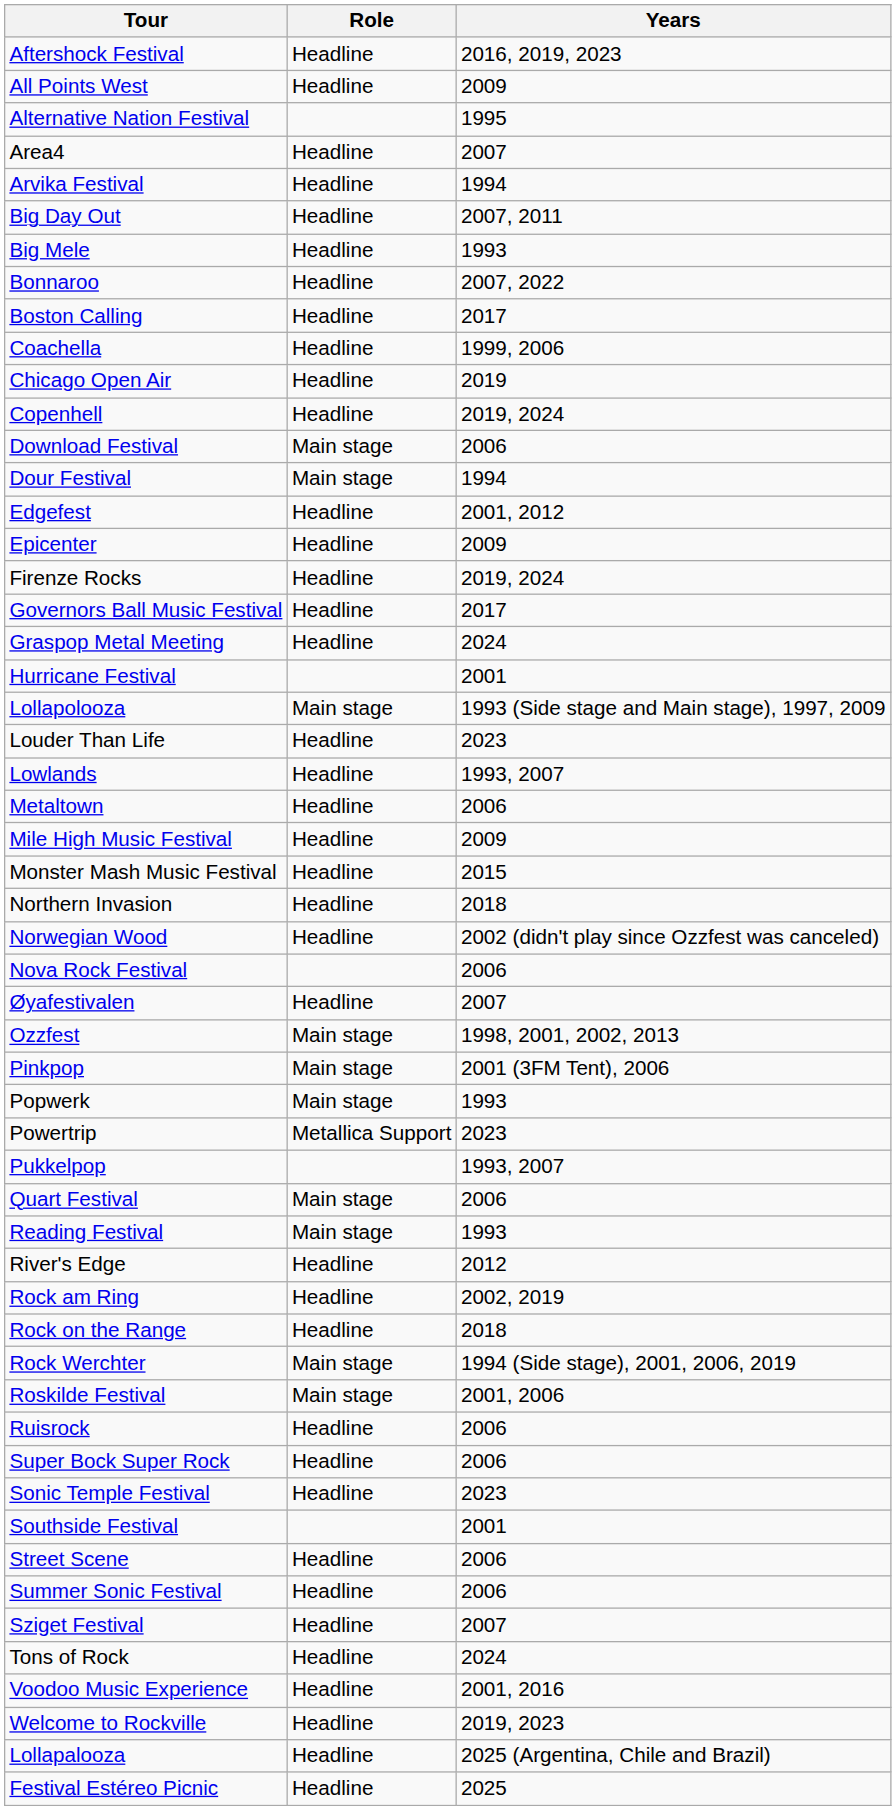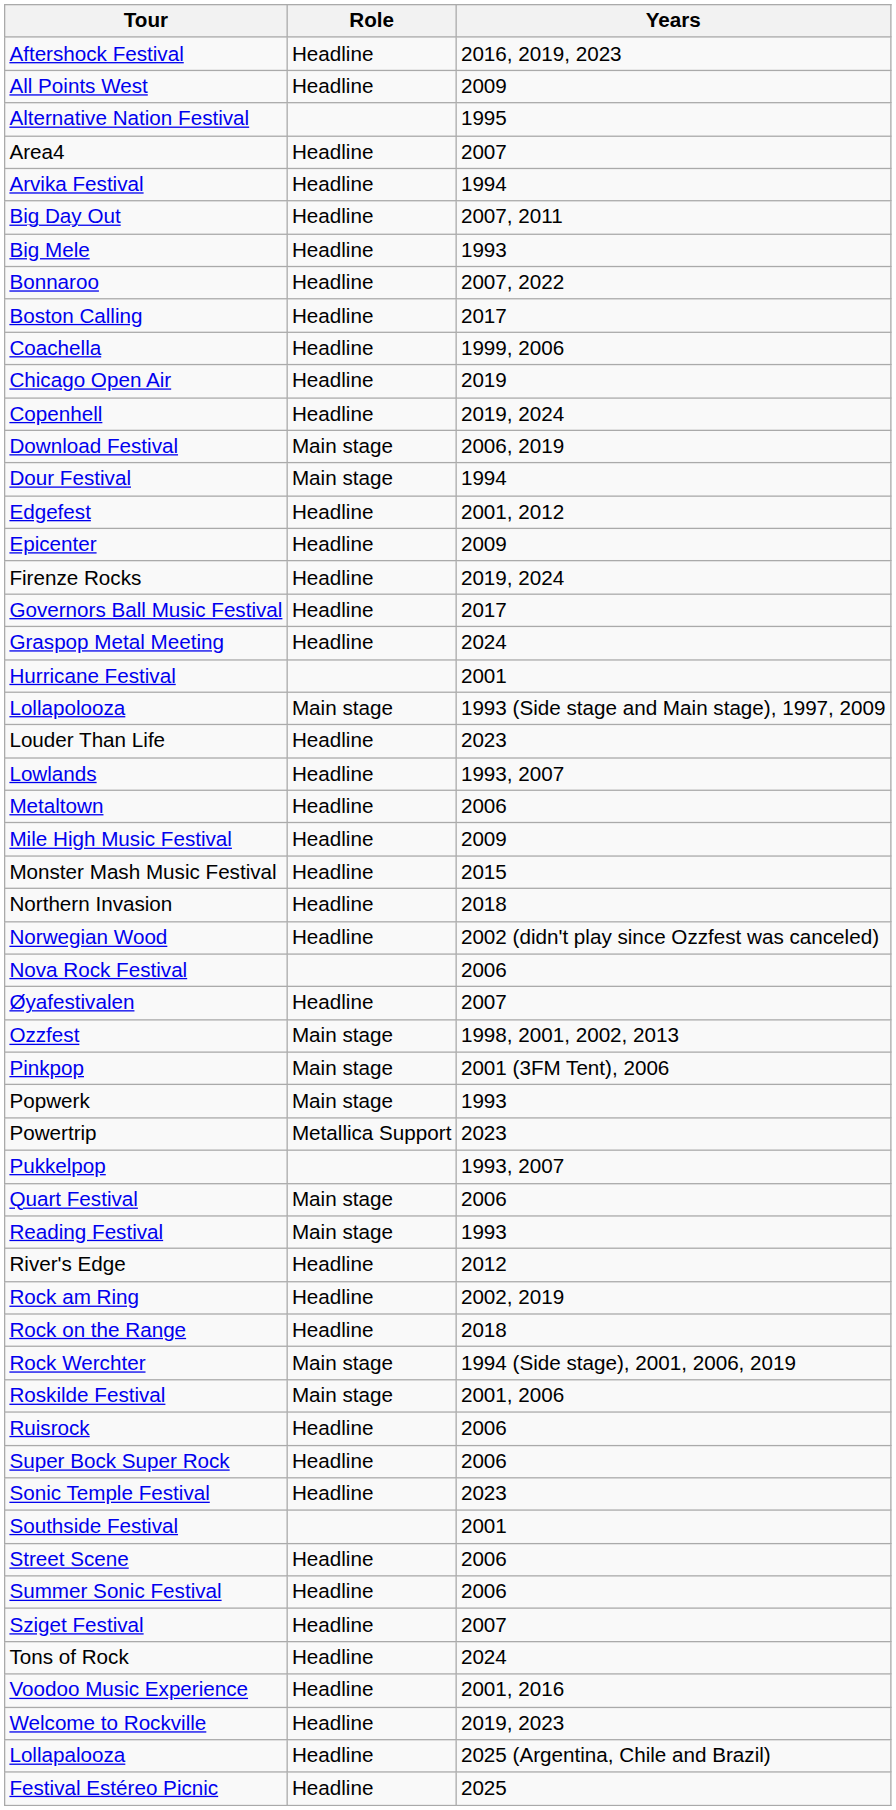(484, 446) 2006 -> (513, 446) 2006, 2019
